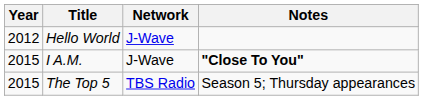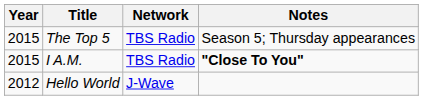rows swapped: (83, 38) <-> (78, 83)
(150, 60) J-Wave -> (161, 60) TBS Radio
